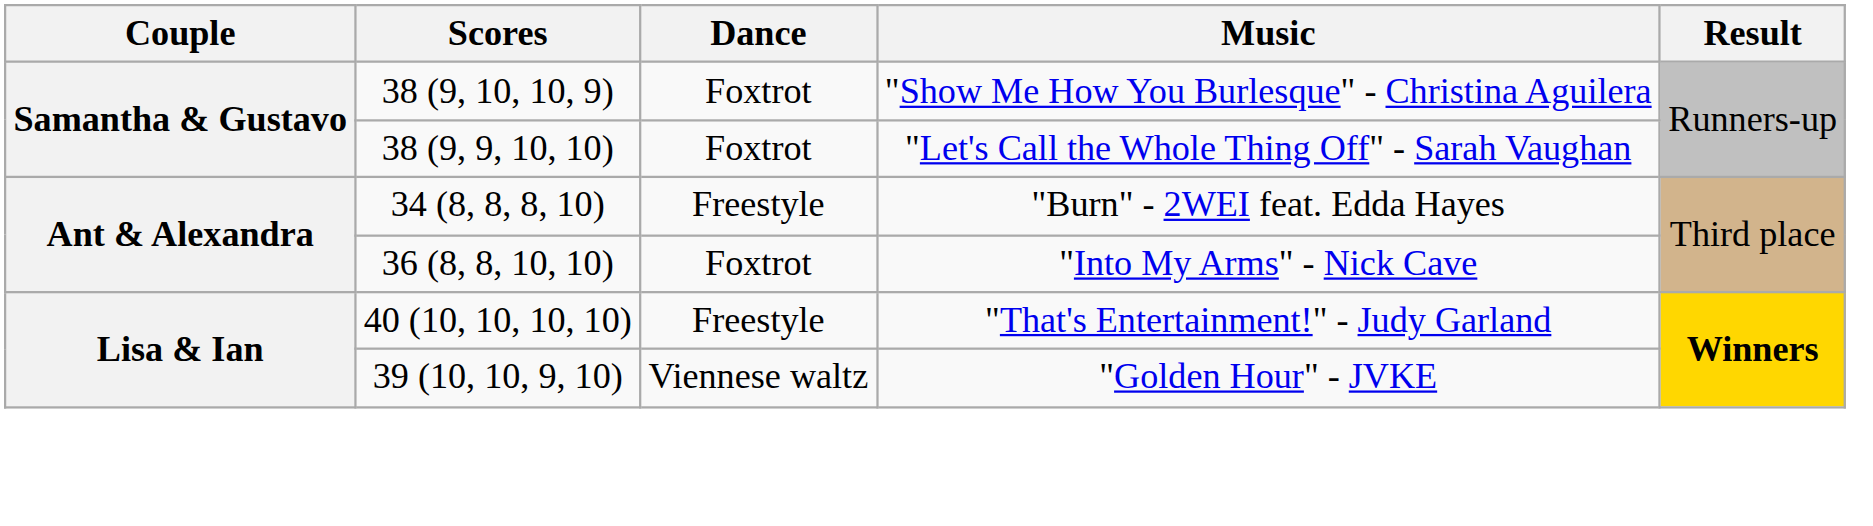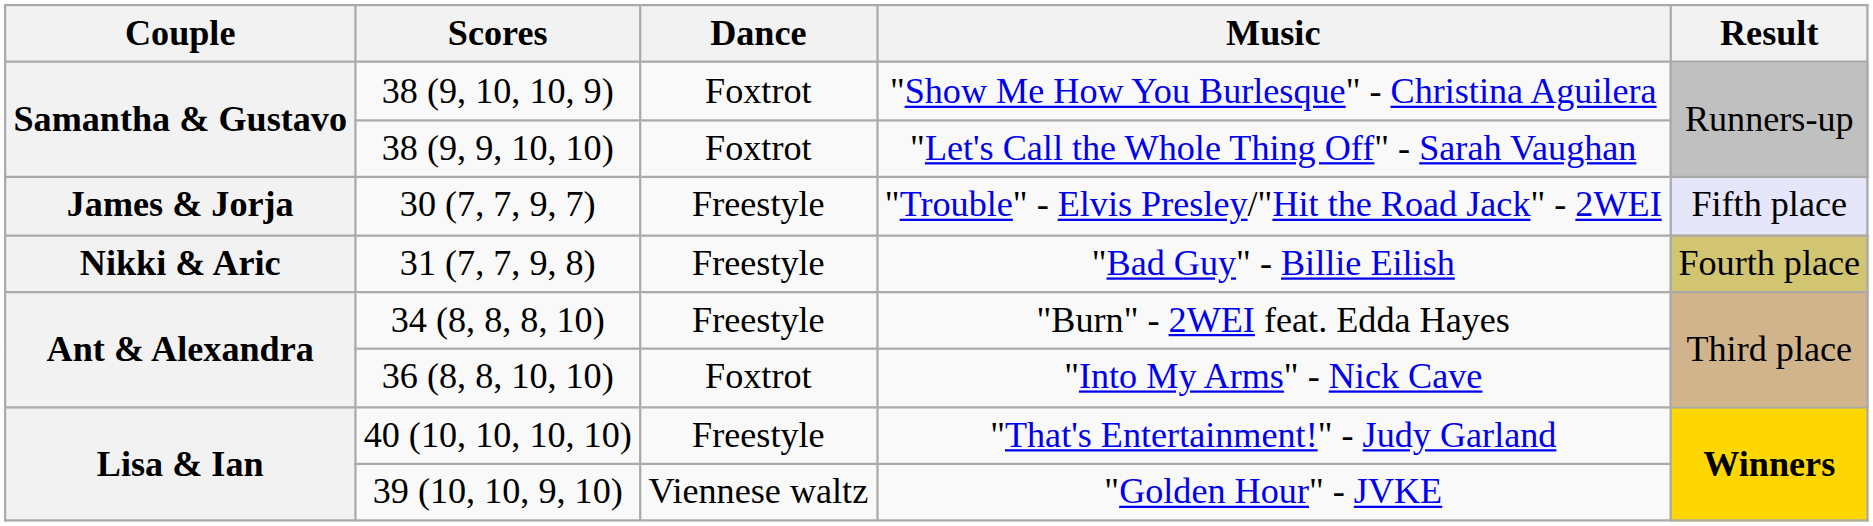+ row: (1273, 205)
+ row: (1273, 262)
